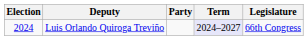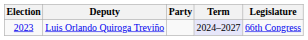(24, 27) 2024 -> (24, 27) 2023
